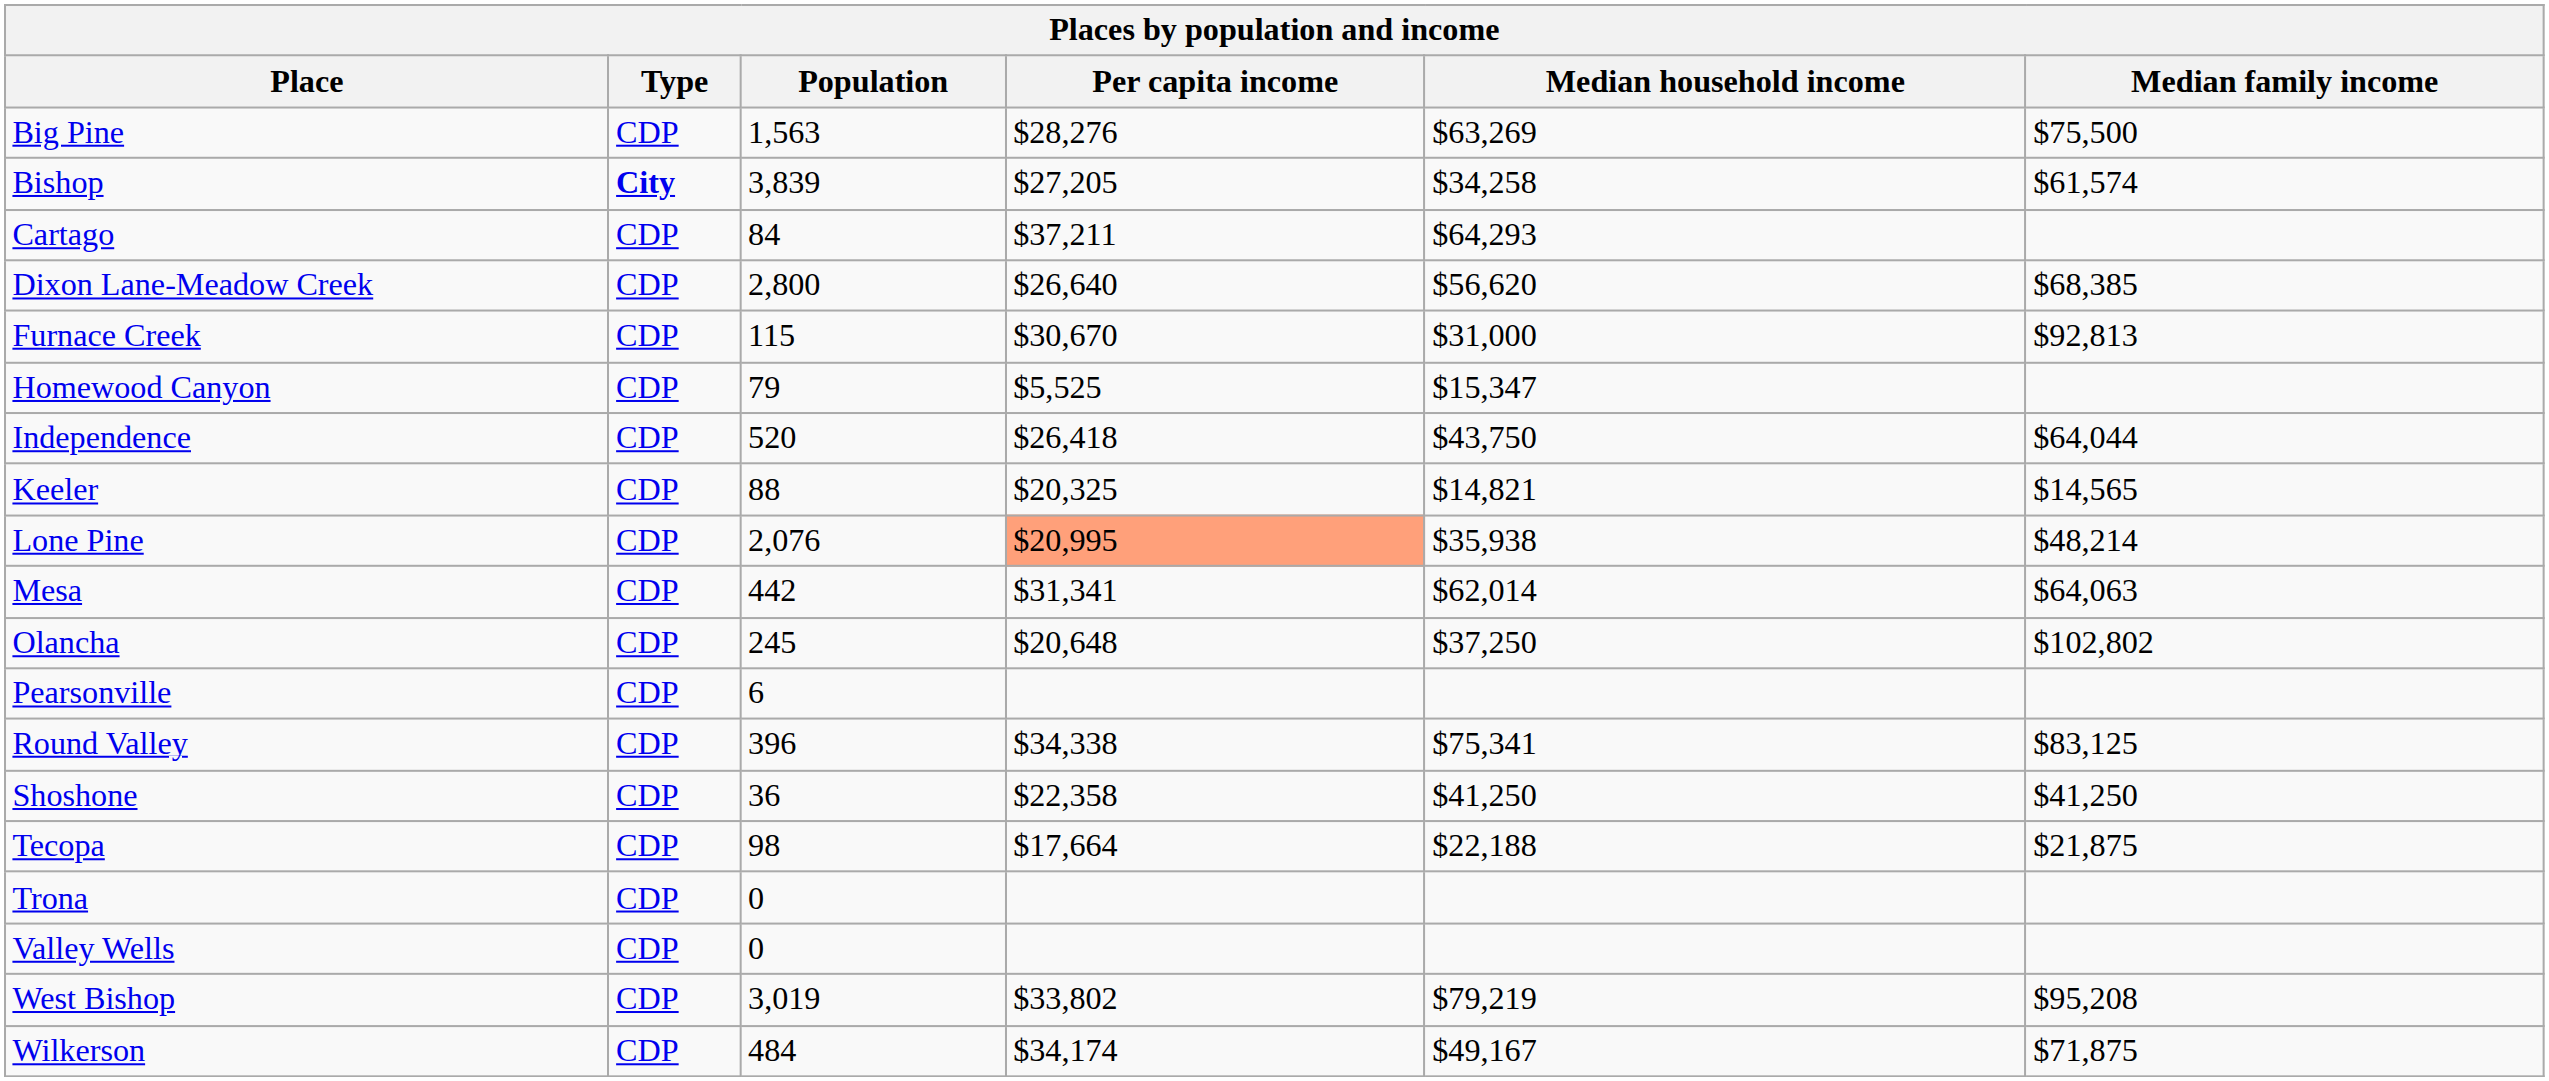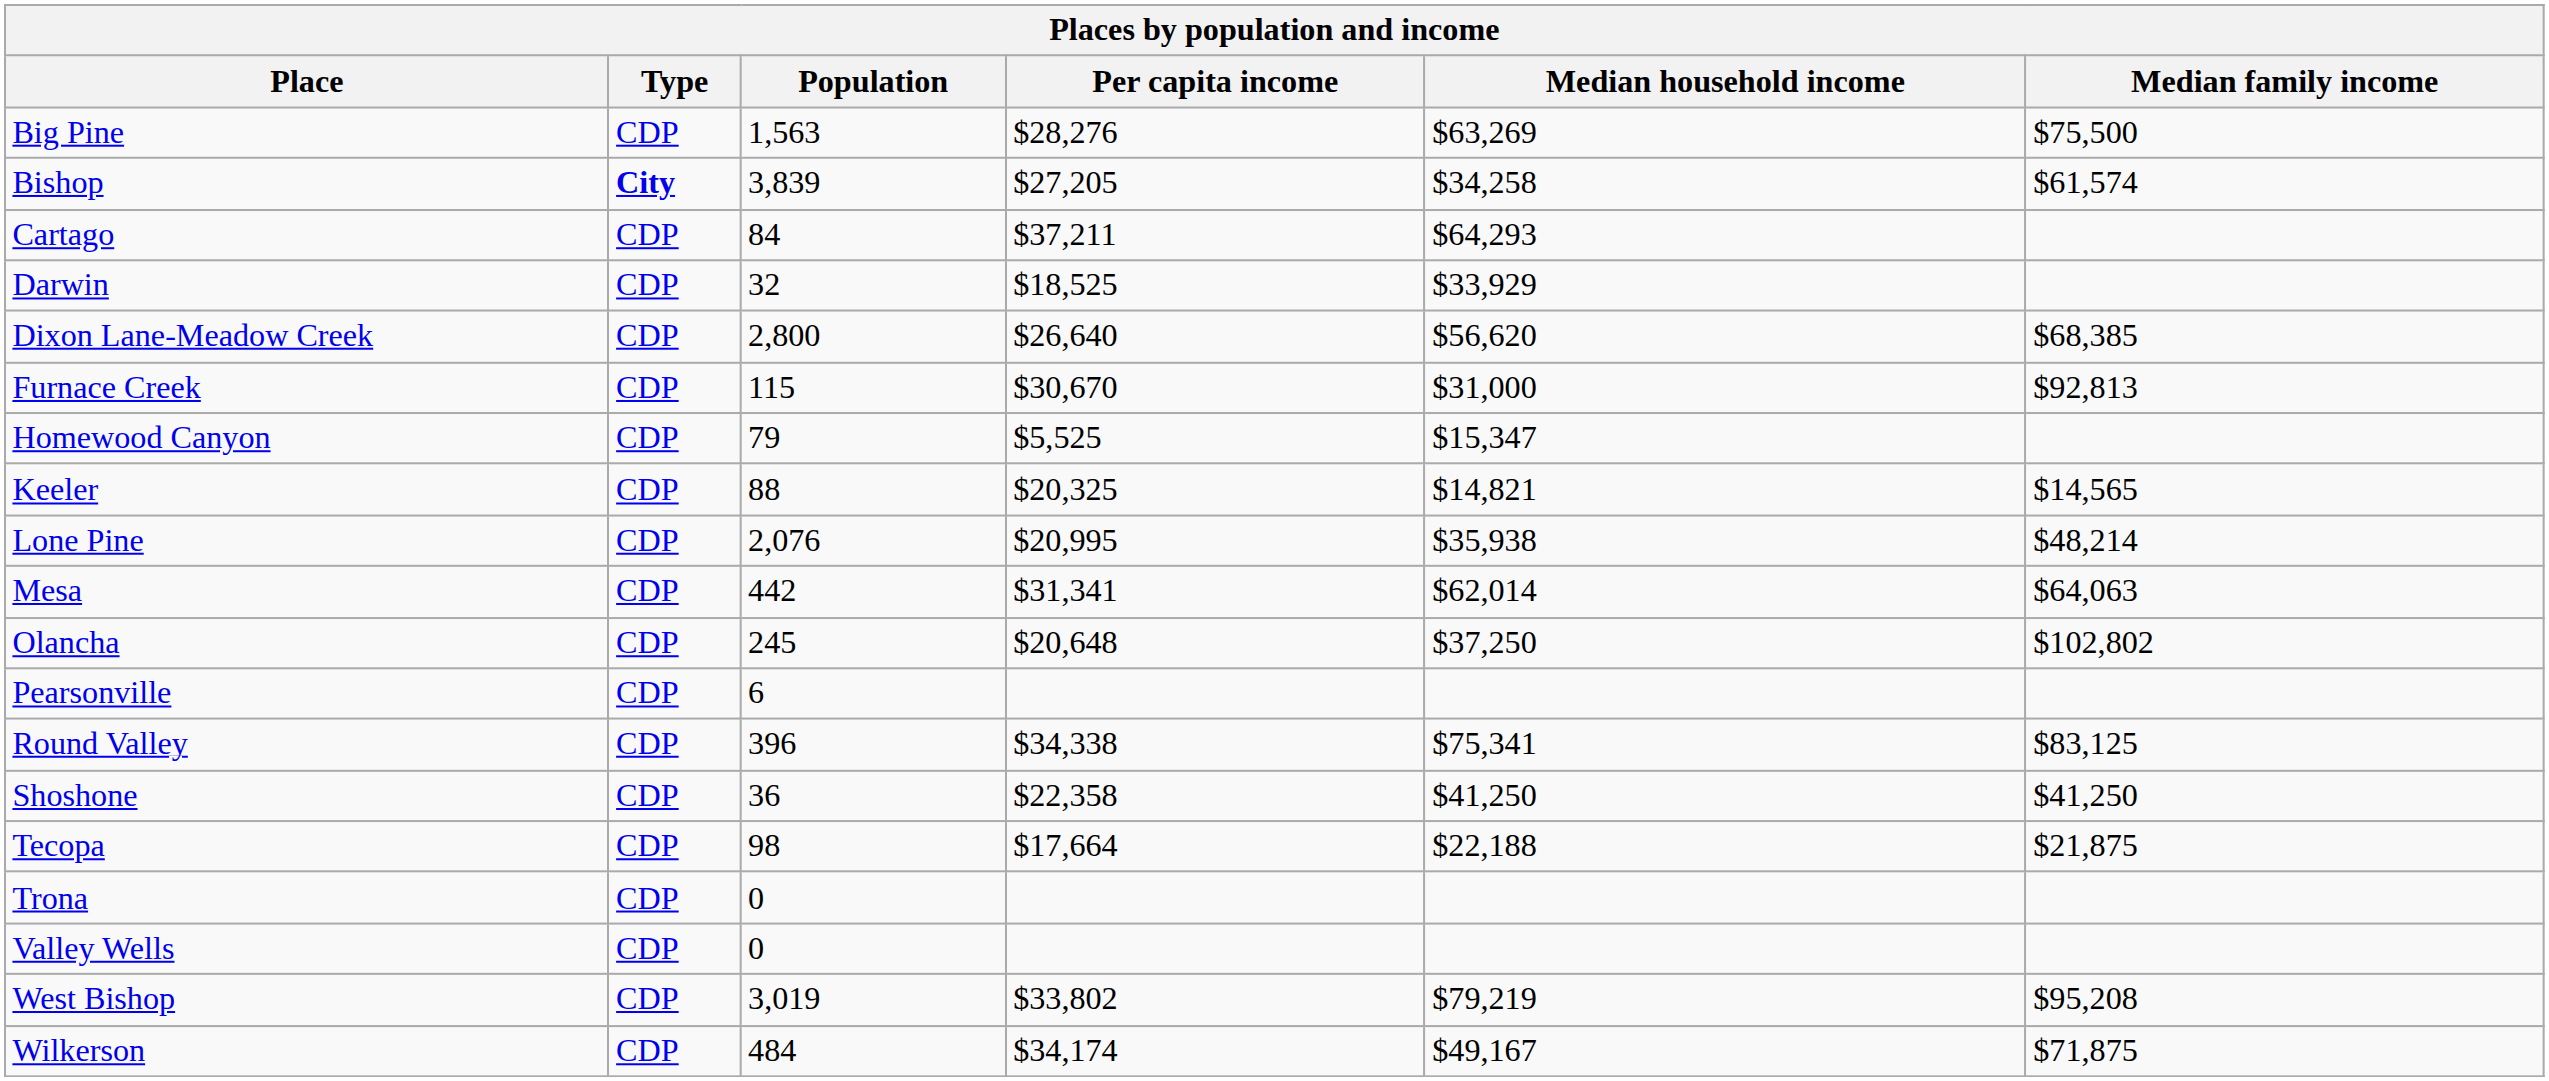+ row: (61, 285)
- row: (102, 438)
(1065, 540) lightsalmon background -> (1065, 540) no background
